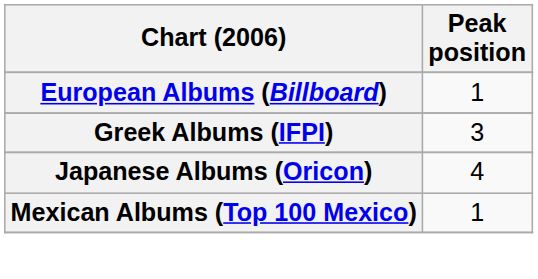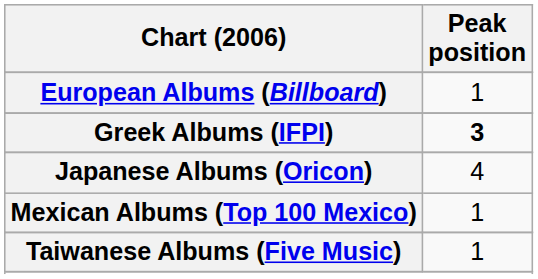(477, 132) normal -> (477, 132) bold
+ row: (214, 251)
